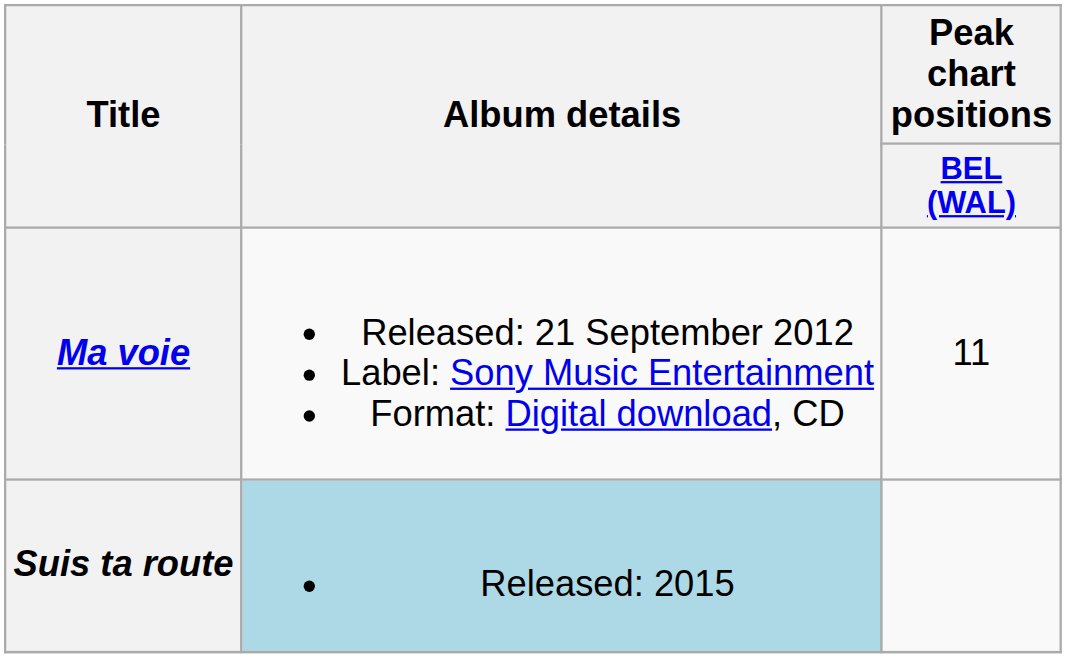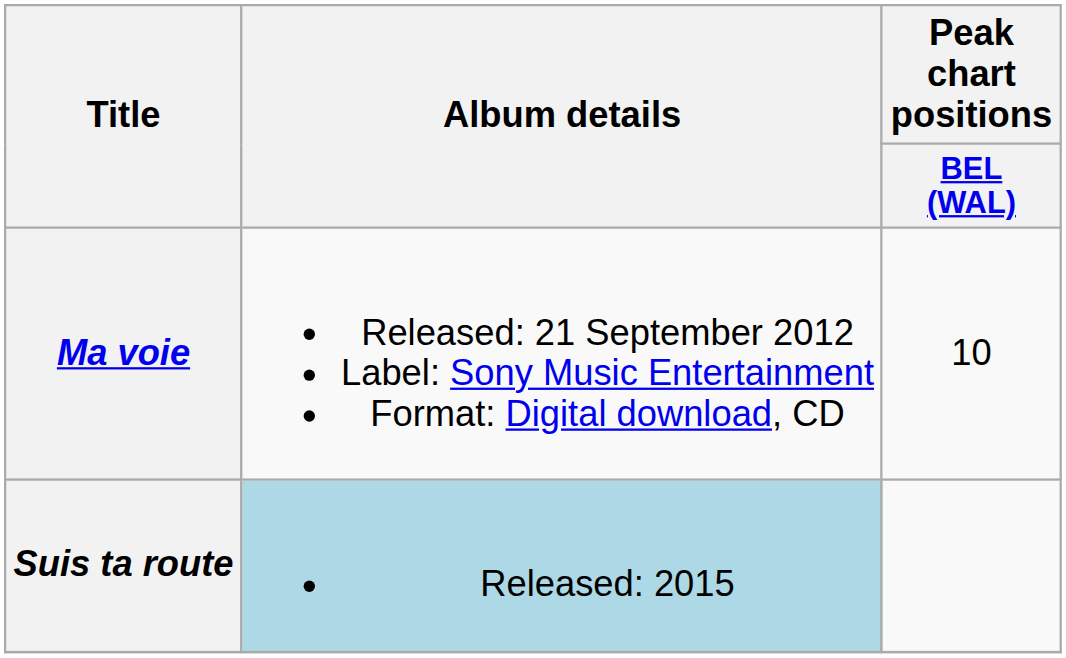(971, 352) 11 -> (971, 352) 10
